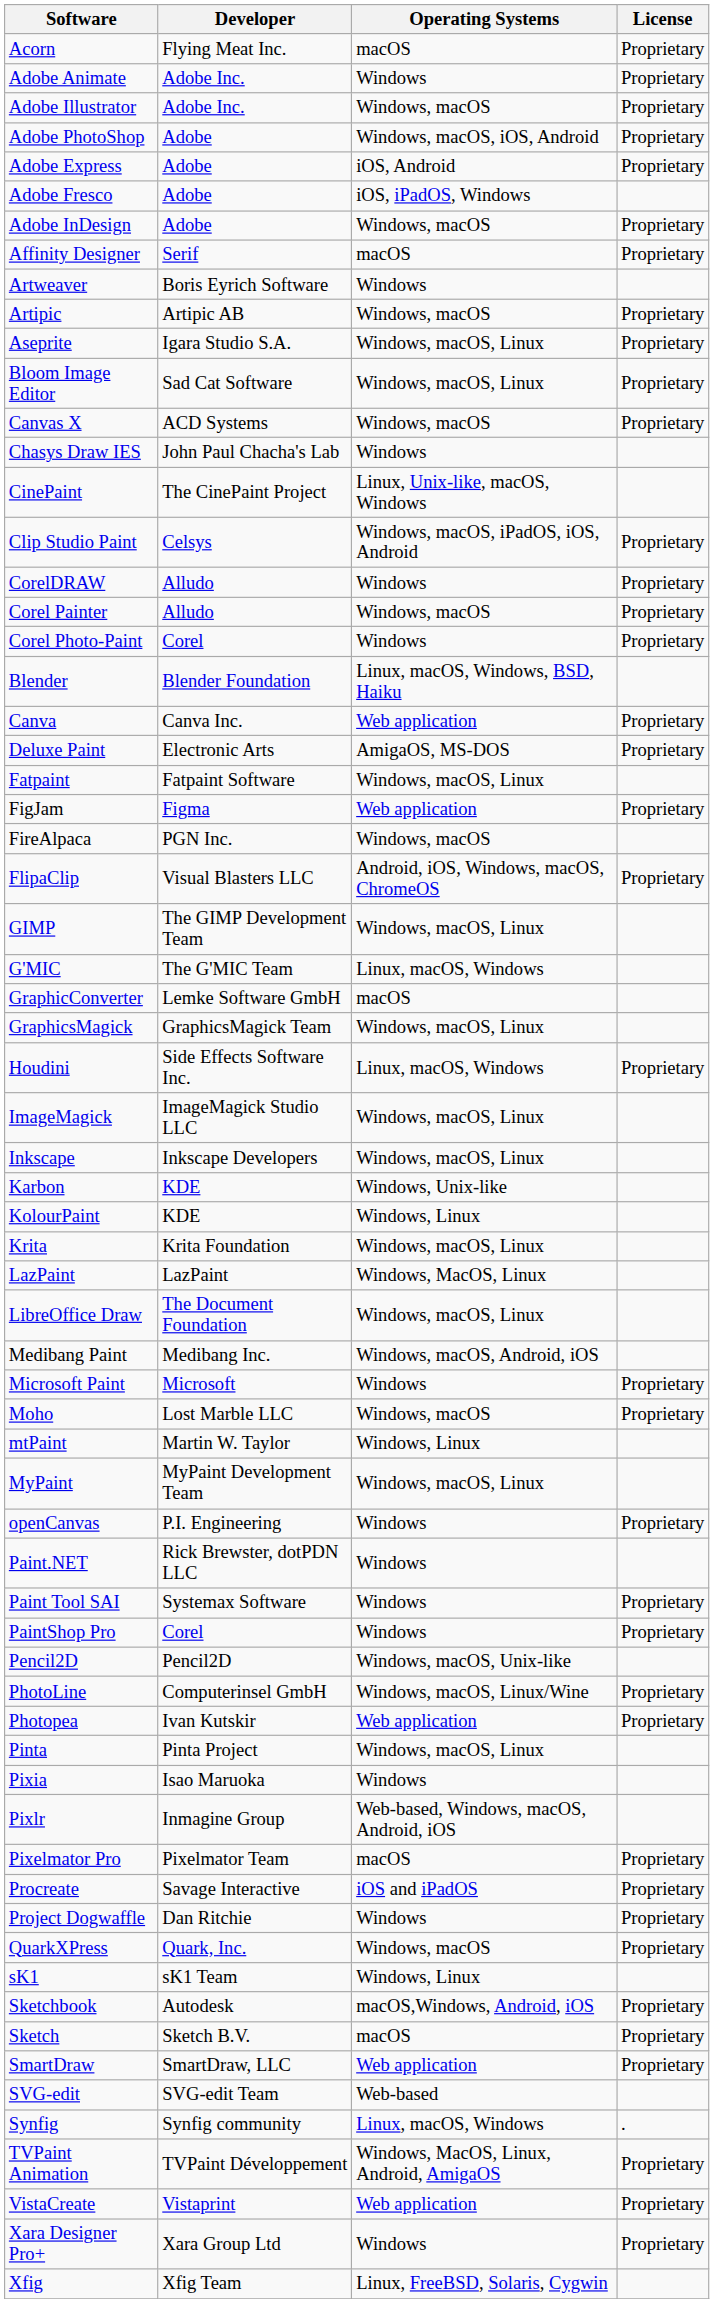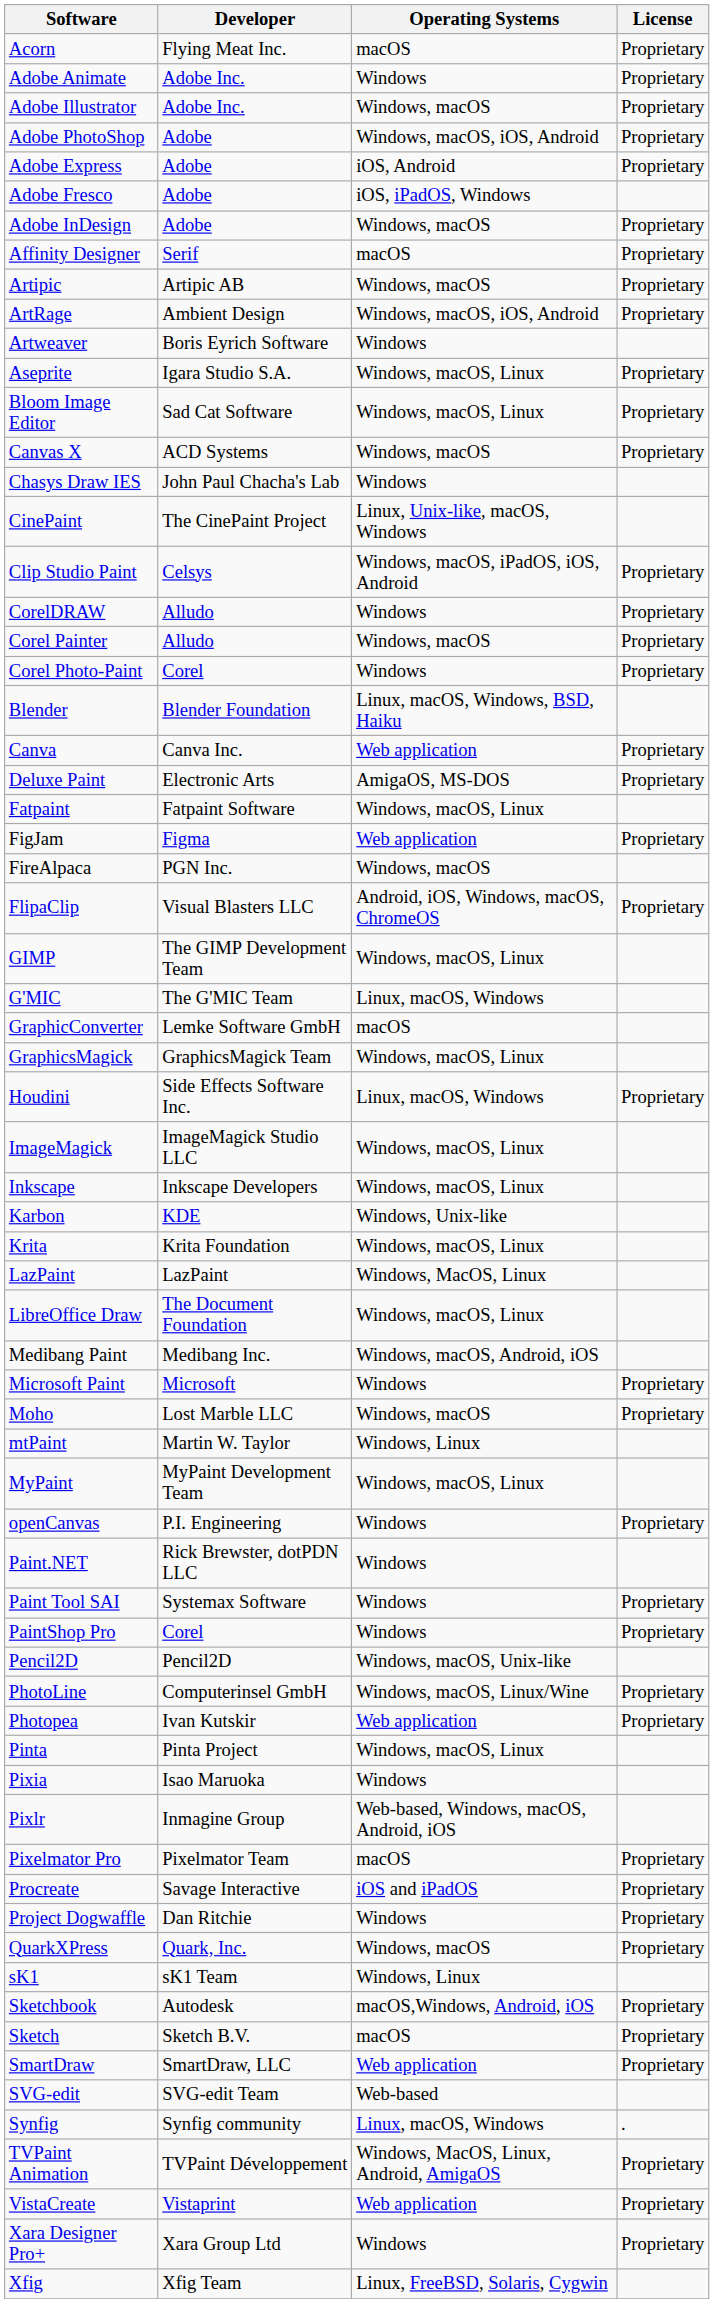rows swapped: (35, 313) <-> (48, 284)
+ row: (40, 313)
- row: (54, 1216)
